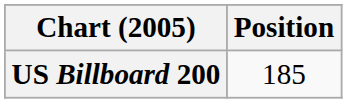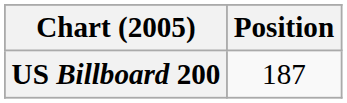(284, 73) 185 -> (284, 73) 187
